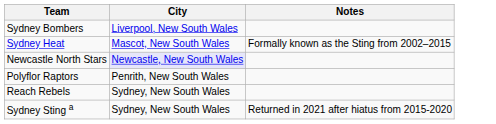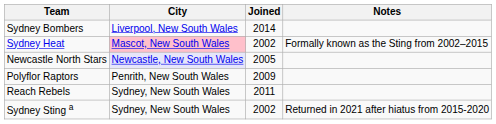+ column: (264, 12)
(170, 44) no background -> (170, 44) pink background
